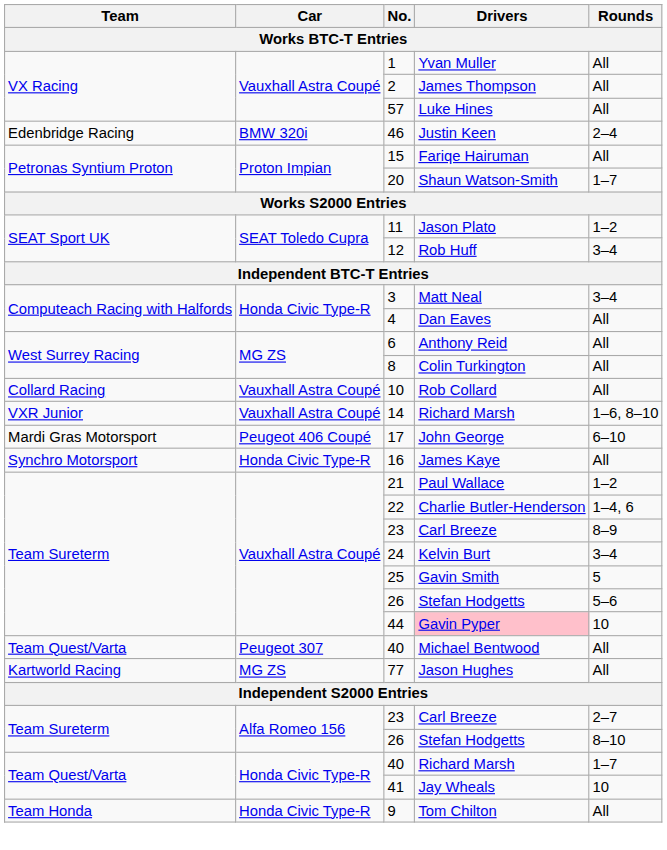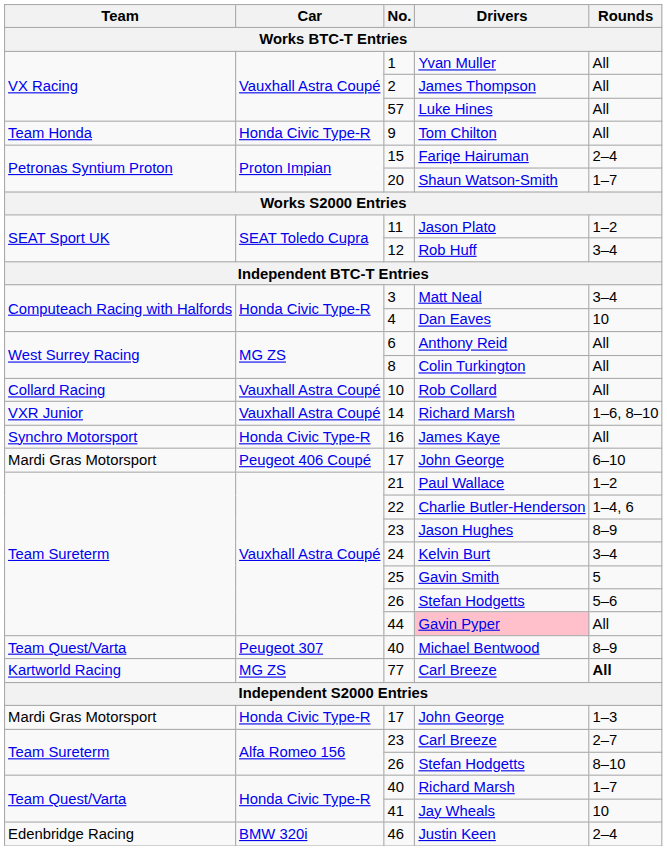rows swapped: (305, 810) <-> (273, 133)
(601, 156) All -> (605, 156) 2–4
(601, 320) All -> (601, 320) 10
rows swapped: (305, 460) <-> (305, 436)
(458, 530) Carl Breeze -> (466, 530) Jason Hughes
(601, 623) 10 -> (601, 623) All
(601, 647) All -> (605, 647) 8–9
(466, 670) Jason Hughes -> (458, 670) Carl Breeze
(601, 670) normal -> (602, 670) bold
+ row: (305, 717)
